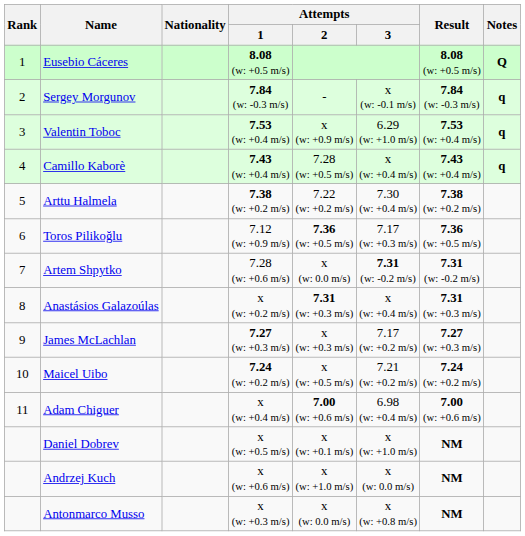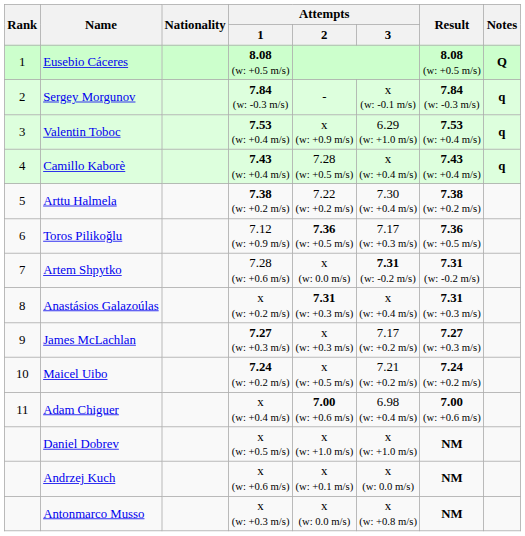(324, 444) x (w: +0.1 m/s) -> (324, 444) x (w: +1.0 m/s)
(324, 478) x (w: +1.0 m/s) -> (324, 478) x (w: +0.1 m/s)
